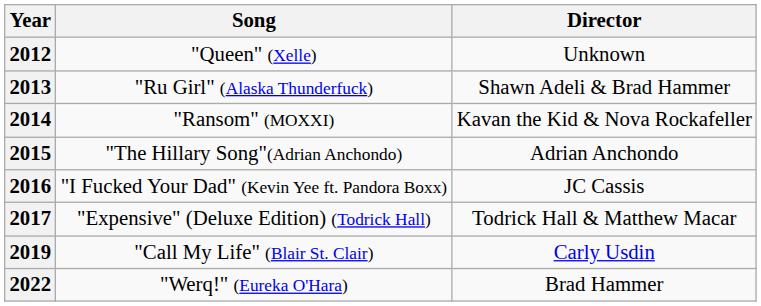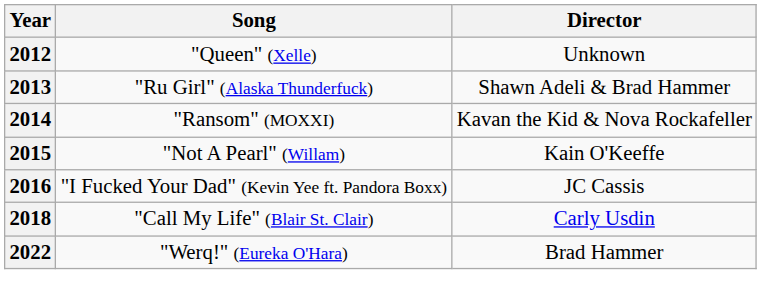+ row: (254, 152)
- row: (254, 152)
- row: (254, 218)
(30, 251) 2019 -> (30, 218) 2018
